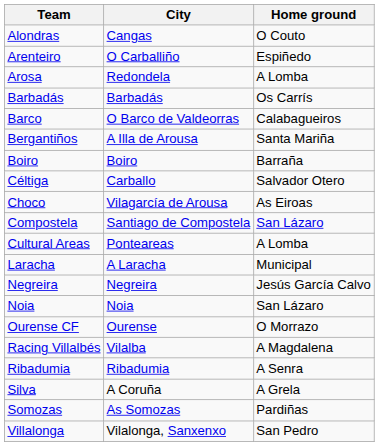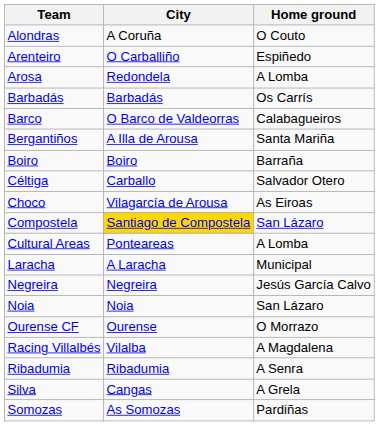(129, 35) Cangas -> (134, 35) A Coruña
(178, 222) no background -> (178, 222) gold background
(134, 389) A Coruña -> (129, 389) Cangas
- row: (36, 431)
